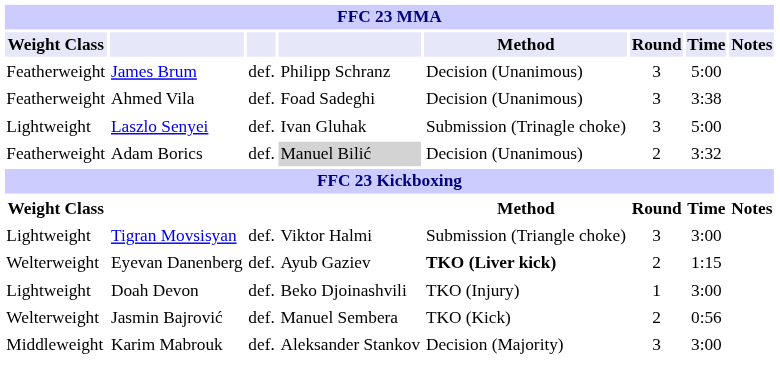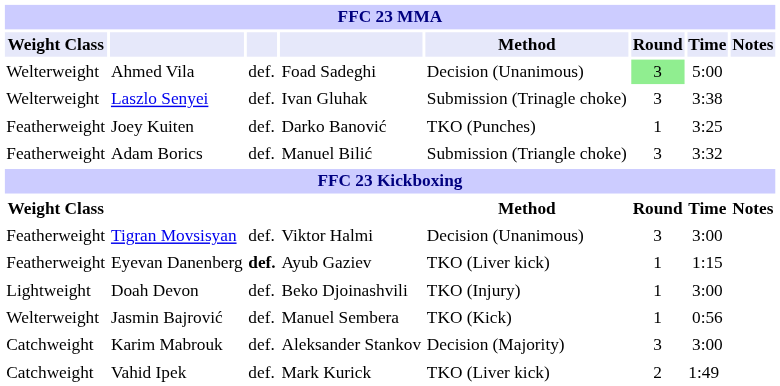- row: (154, 71)
(56, 98) Featherweight -> (53, 71) Welterweight
(657, 98) no background -> (658, 71) lightgreen background
(706, 98) 3:38 -> (707, 71) 5:00
(49, 126) Lightweight -> (53, 98) Welterweight
(706, 126) 5:00 -> (707, 98) 3:38
+ row: (152, 126)
(326, 153) lightgrey background -> (327, 153) no background
(504, 153) Decision (Unanimous) -> (527, 153) Submission (Triangle choke)
(657, 153) 2 -> (658, 153) 3
(49, 235) Lightweight -> (56, 235) Featherweight
(526, 235) Submission (Triangle choke) -> (505, 235) Decision (Unanimous)
(53, 263) Welterweight -> (56, 263) Featherweight
(262, 263) normal -> (262, 263) bold
(491, 263) bold -> (488, 263) normal
(657, 263) 2 -> (658, 263) 1
(657, 317) 2 -> (658, 317) 1
(55, 345) Middleweight -> (50, 345) Catchweight
+ row: (149, 372)
